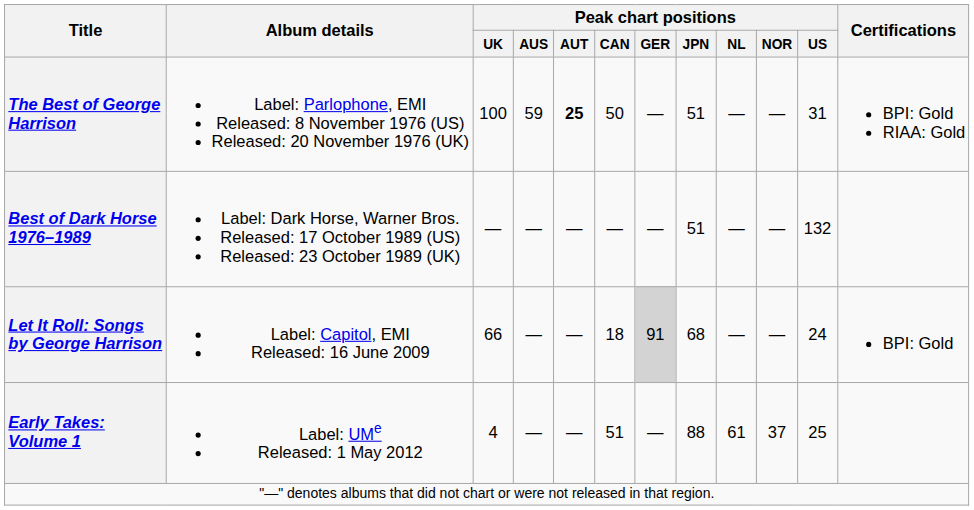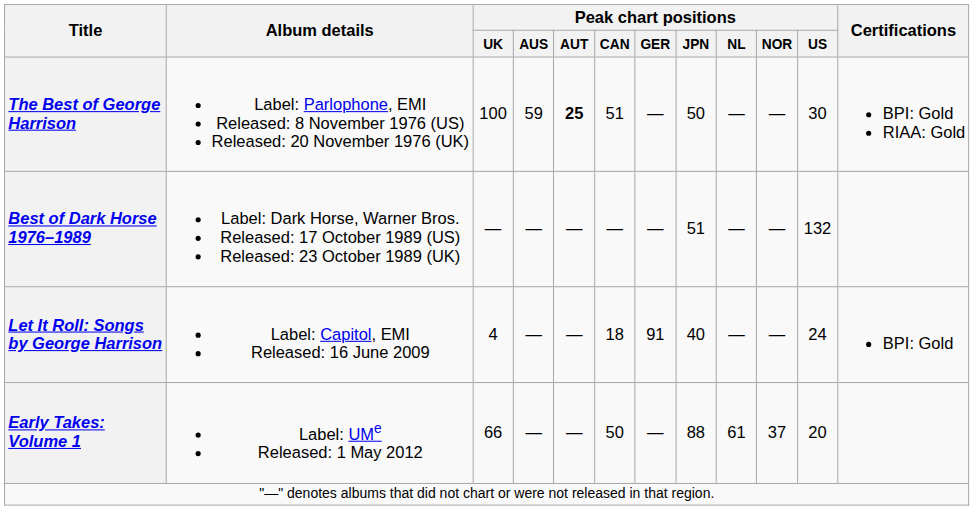(615, 114) 50 -> (615, 114) 51
(696, 114) 51 -> (696, 114) 50
(818, 114) 31 -> (818, 114) 30
(493, 334) 66 -> (493, 334) 4
(655, 334) lightgrey background -> (655, 334) no background
(696, 334) 68 -> (696, 334) 40
(493, 432) 4 -> (493, 432) 66
(615, 432) 51 -> (615, 432) 50
(818, 432) 25 -> (818, 432) 20
